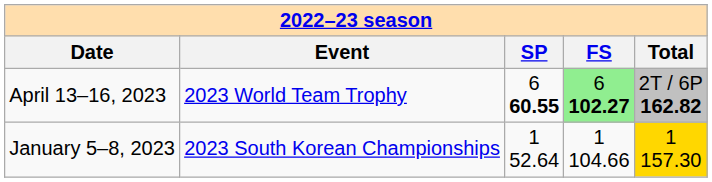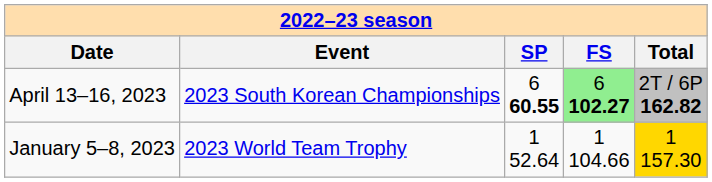(295, 95) 2023 World Team Trophy -> (342, 95) 2023 South Korean Championships
(342, 149) 2023 South Korean Championships -> (295, 149) 2023 World Team Trophy
